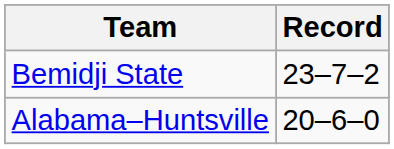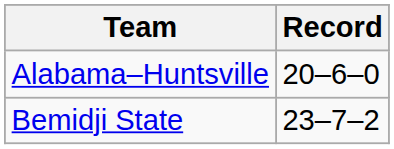rows swapped: (97, 73) <-> (140, 119)
